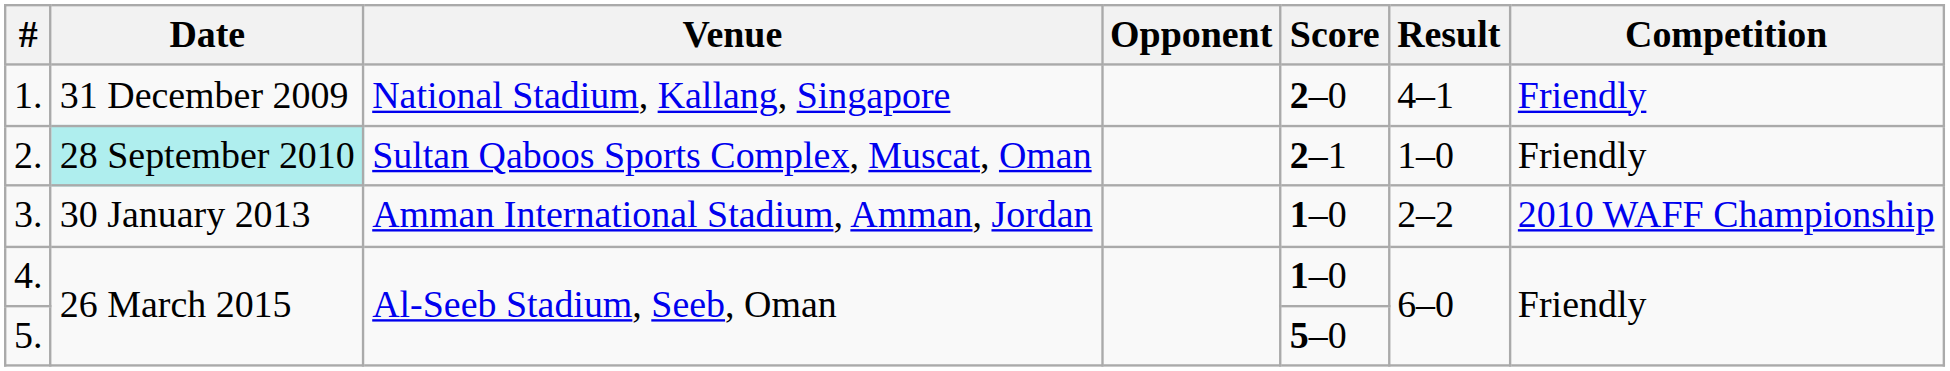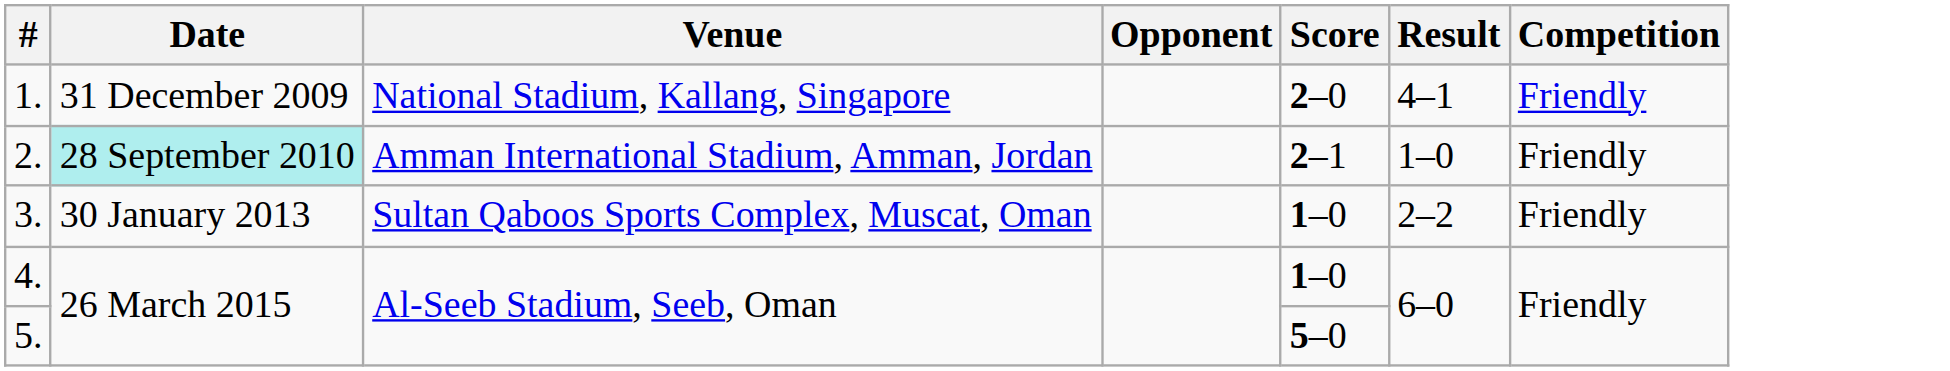(732, 154) Sultan Qaboos Sports Complex, Muscat, Oman -> (732, 154) Amman International Stadium, Amman, Jordan
(732, 214) Amman International Stadium, Amman, Jordan -> (732, 214) Sultan Qaboos Sports Complex, Muscat, Oman
(1726, 214) 2010 WAFF Championship -> (1582, 214) Friendly
